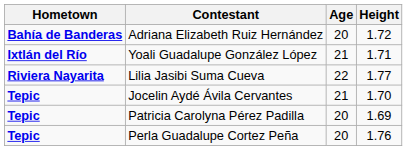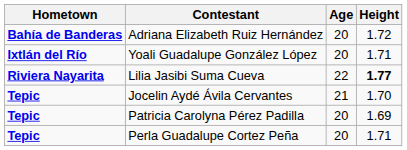(341, 55) 21 -> (341, 55) 20
(379, 75) normal -> (379, 75) bold
(379, 136) 1.76 -> (379, 136) 1.71
